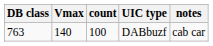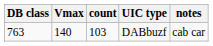(98, 31) 100 -> (98, 31) 103
